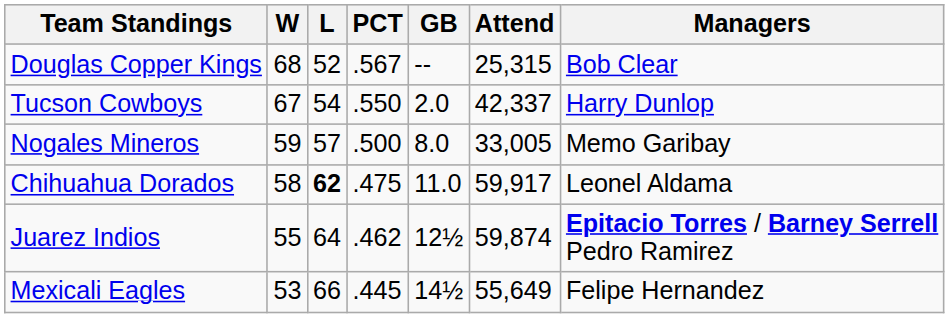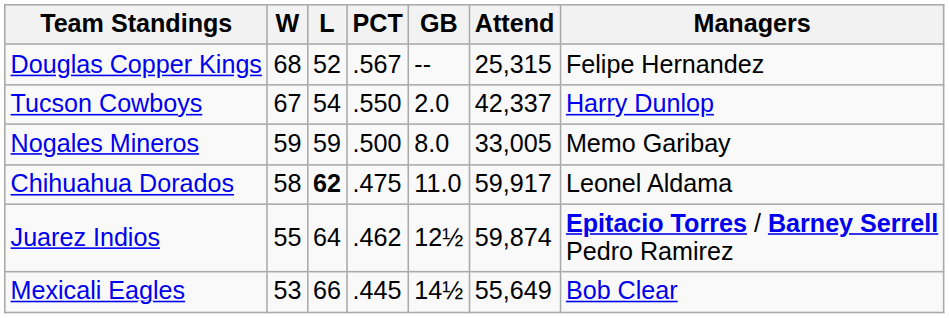(622, 64) Bob Clear -> (665, 64) Felipe Hernandez
(327, 143) 57 -> (327, 143) 59
(665, 291) Felipe Hernandez -> (622, 291) Bob Clear
